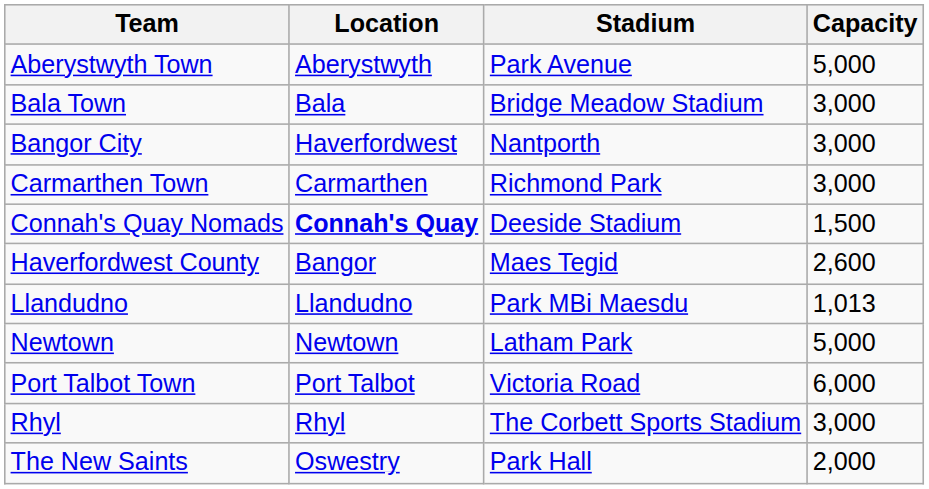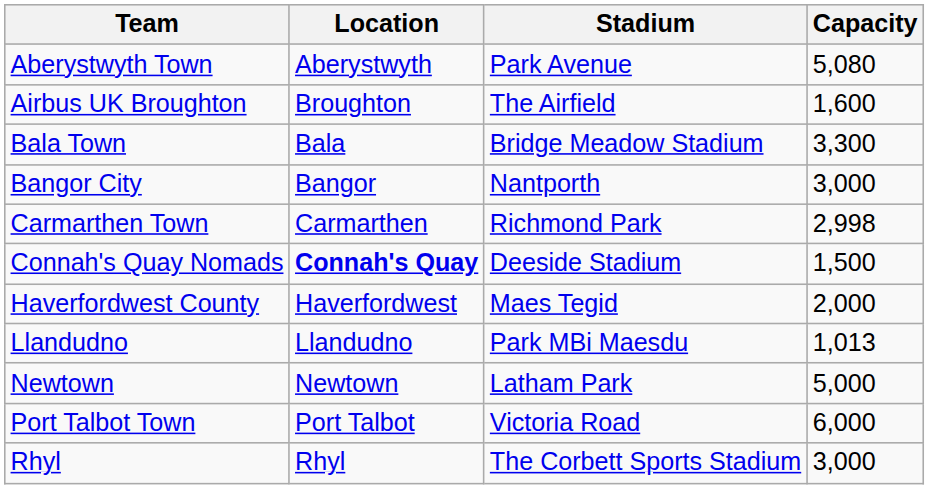(844, 64) 5,000 -> (844, 64) 5,080
+ row: (129, 104)
(844, 104) 3,000 -> (844, 143) 3,300
(376, 143) Haverfordwest -> (336, 183) Bangor
(844, 183) 3,000 -> (844, 223) 2,998
(336, 263) Bangor -> (376, 303) Haverfordwest
(844, 263) 2,600 -> (844, 303) 2,000
- row: (99, 462)
